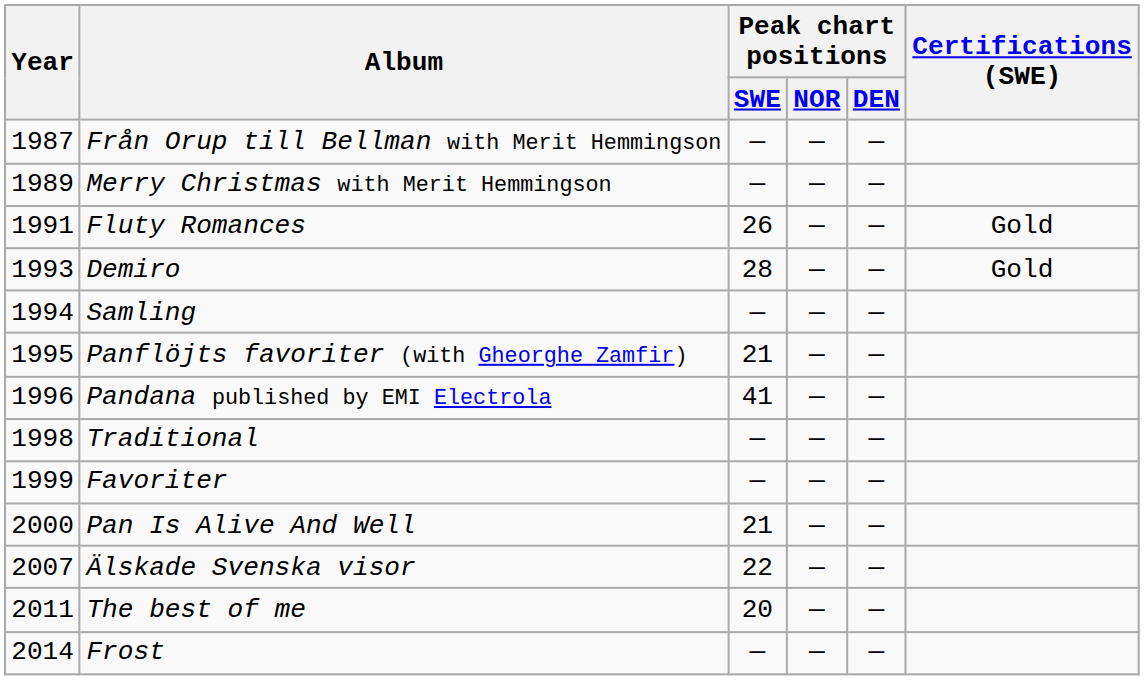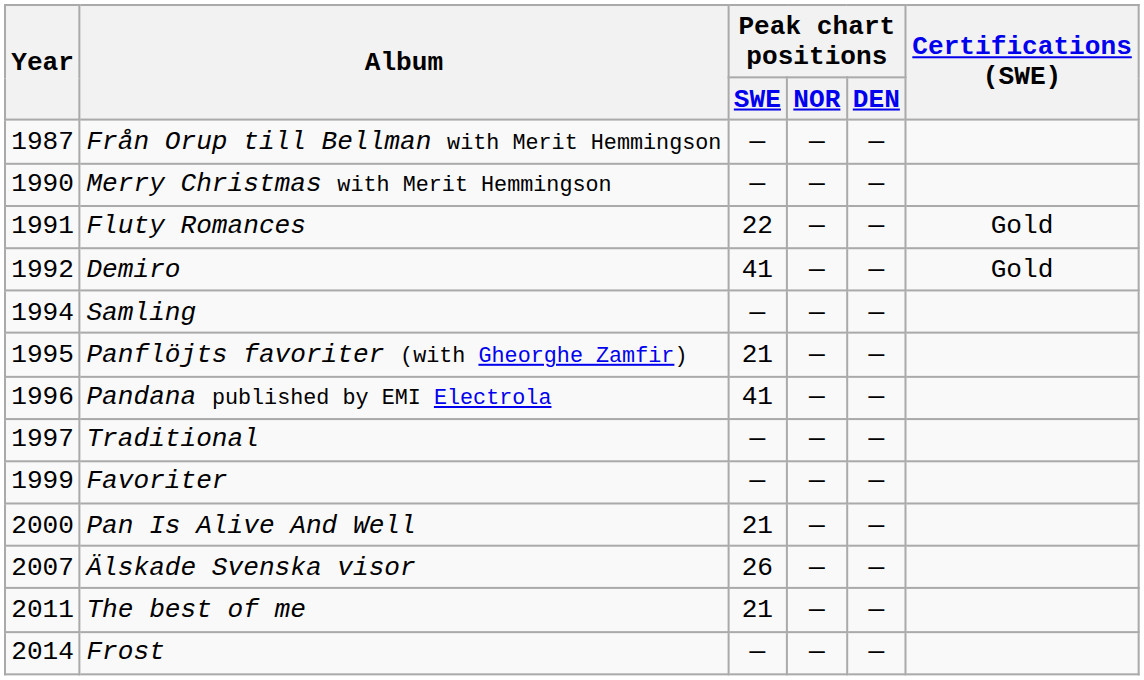(43, 184) 1989 -> (43, 184) 1990
(757, 227) 26 -> (757, 227) 22
(43, 269) 1993 -> (43, 269) 1992
(757, 269) 28 -> (757, 269) 41
(43, 440) 1998 -> (43, 440) 1997
(757, 567) 22 -> (757, 567) 26
(757, 610) 20 -> (757, 610) 21
